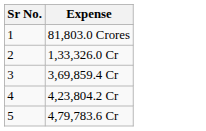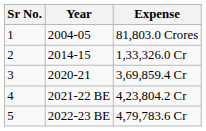+ column: (79, 14)
